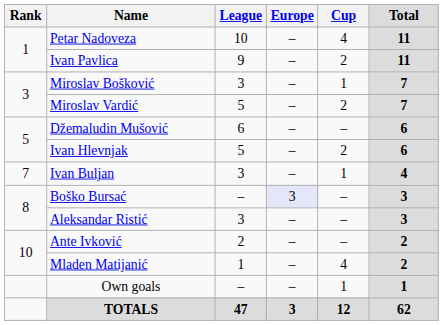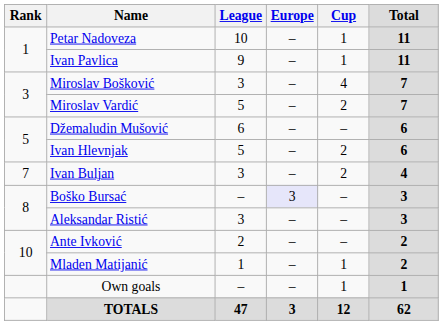(344, 38) 4 -> (344, 38) 1
(344, 61) 2 -> (344, 61) 1
(344, 83) 1 -> (344, 83) 4
(344, 173) 1 -> (344, 173) 2
(344, 264) 4 -> (344, 264) 1
